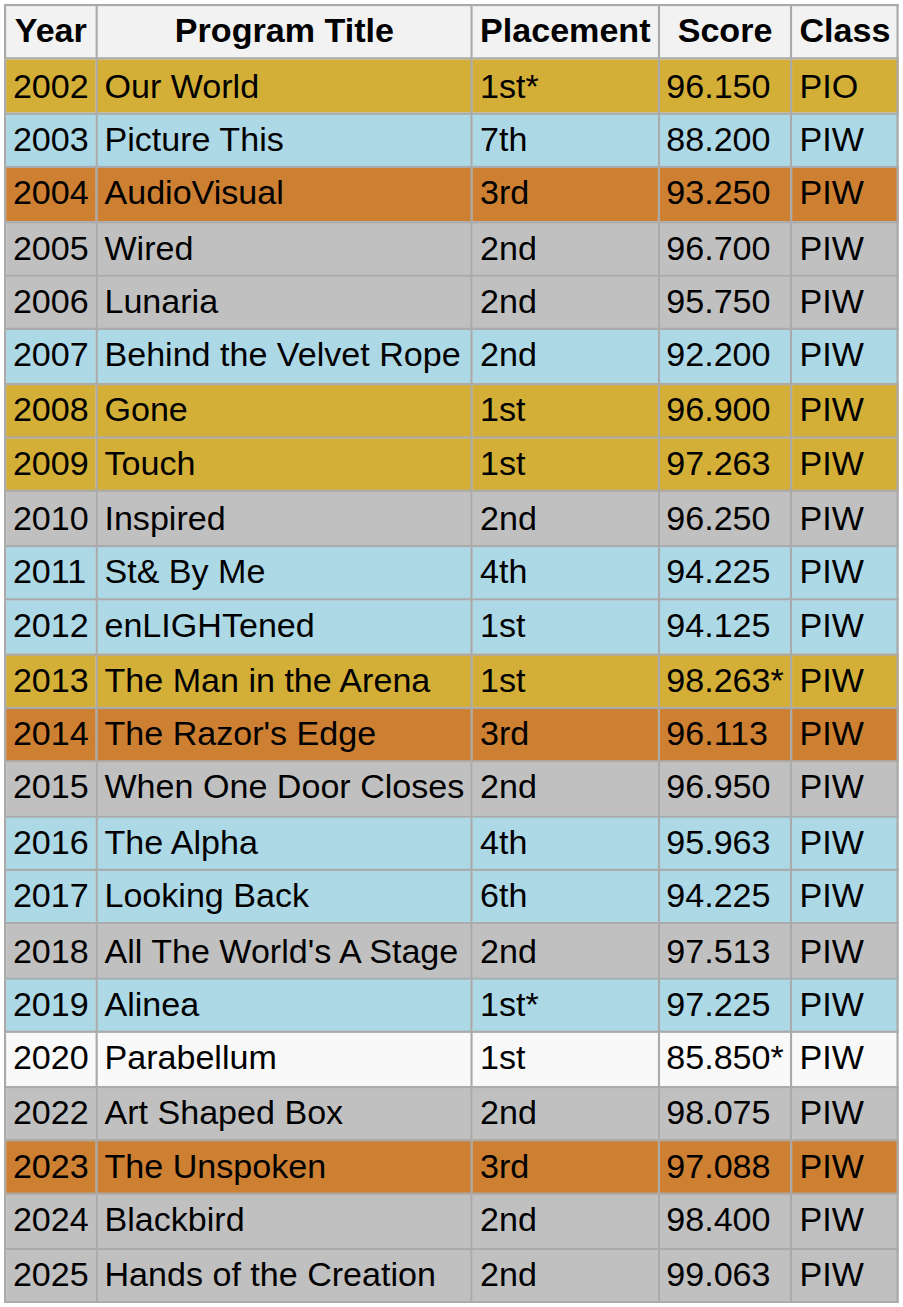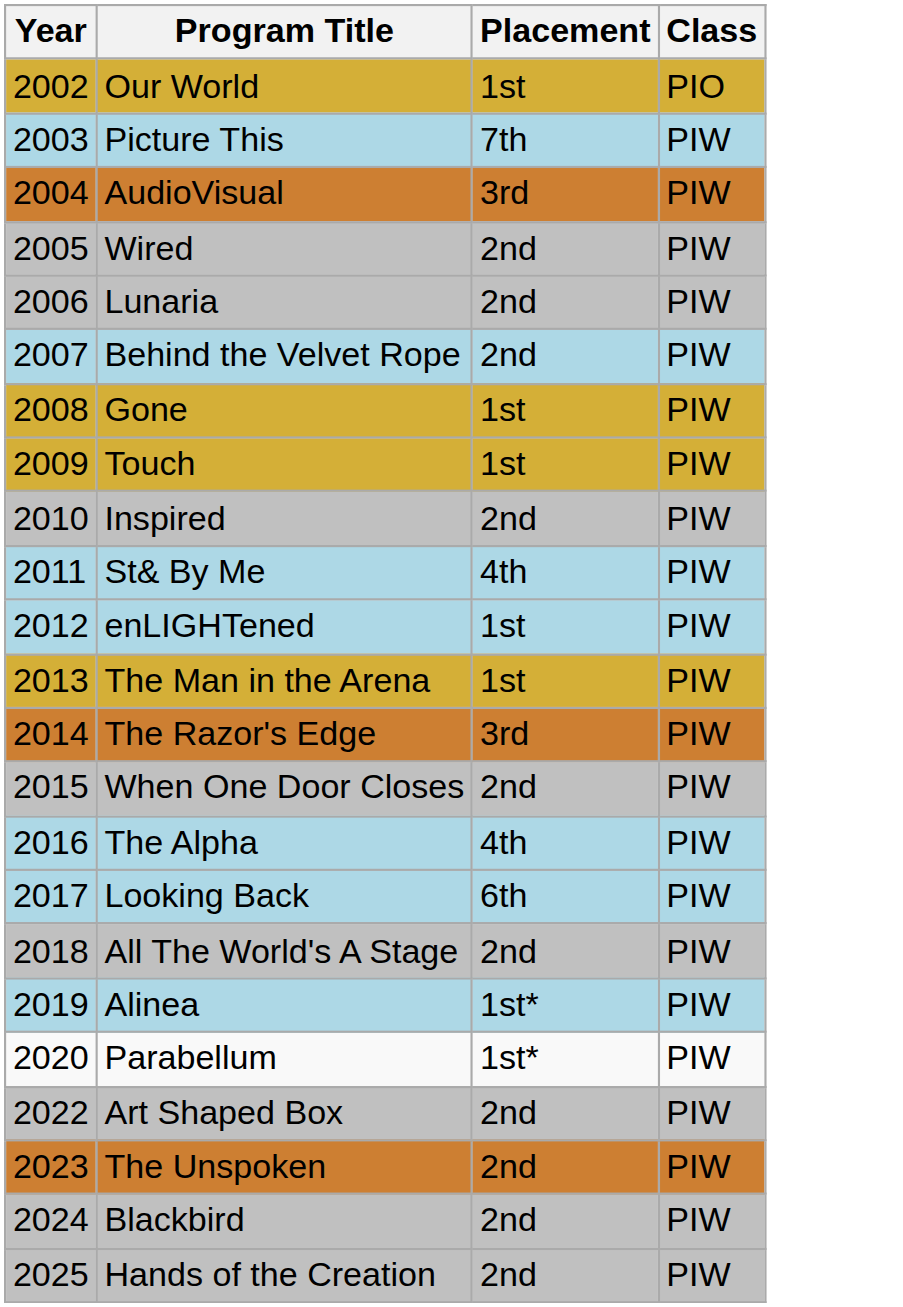- column: (725, 31)
(509, 85) 1st* -> (503, 85) 1st
(503, 1058) 1st -> (509, 1058) 1st*
(505, 1166) 3rd -> (508, 1166) 2nd
